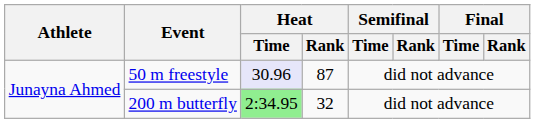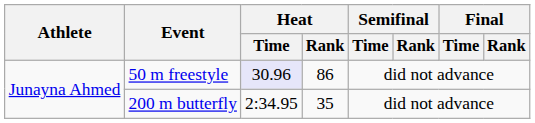(325, 75) 87 -> (325, 75) 86
(271, 103) lightgreen background -> (271, 103) no background
(325, 103) 32 -> (325, 103) 35
